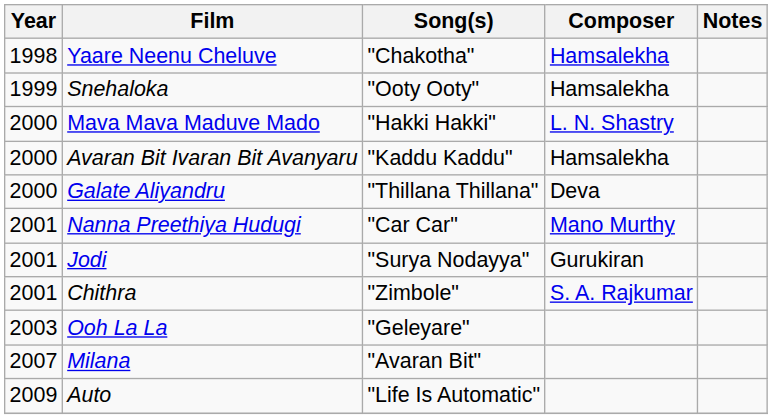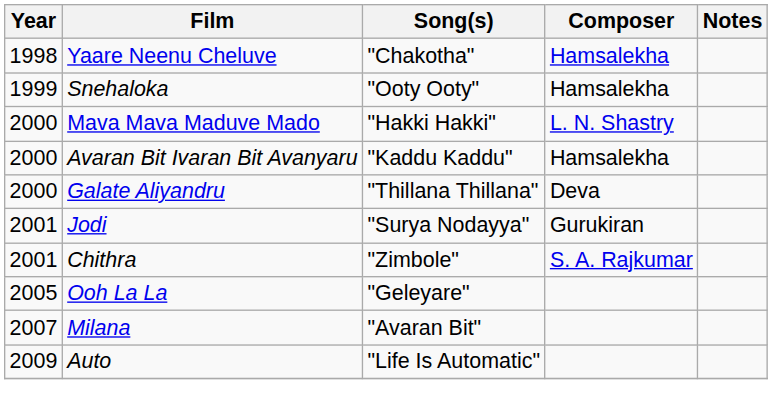- row: (184, 225)
(33, 327) 2003 -> (33, 293) 2005
